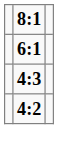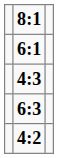+ row: (29, 108)
